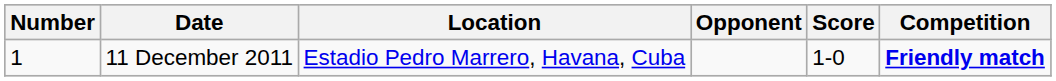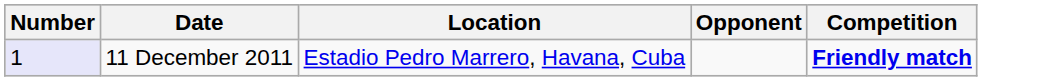- column: (843, 22)
(16, 57) no background -> (16, 57) lavender background
